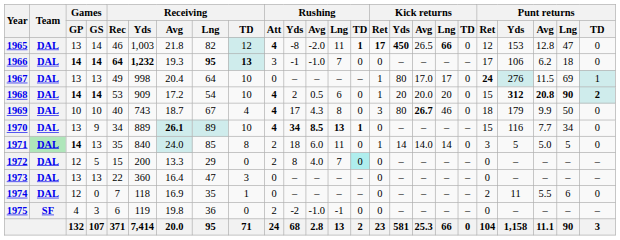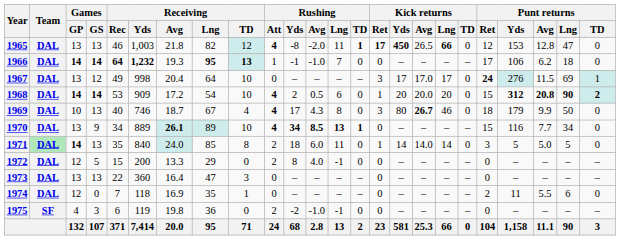(97, 45) 14 -> (97, 45) 13
(274, 62) 3 -> (274, 62) 1
(97, 78) 13 -> (97, 78) 12
(380, 78) 1 -> (380, 78) 3
(401, 78) 80 -> (401, 78) 17
(97, 111) 10 -> (97, 111) 13
(142, 111) 743 -> (142, 111) 746
(339, 161) 7 -> (339, 161) -1
(360, 161) paleturquoise background -> (360, 161) no background
